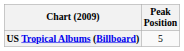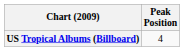(160, 38) 5 -> (160, 38) 4
